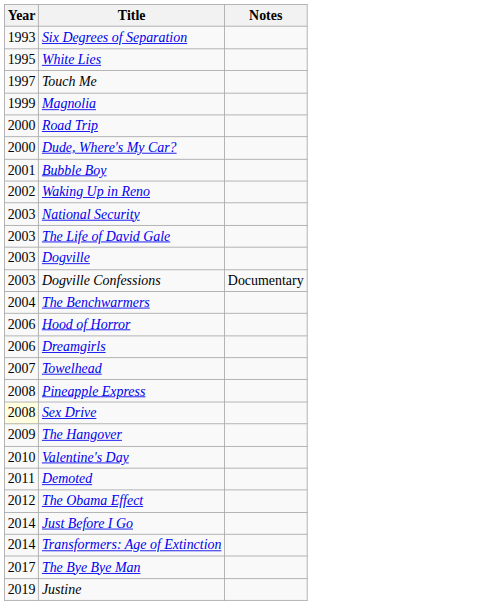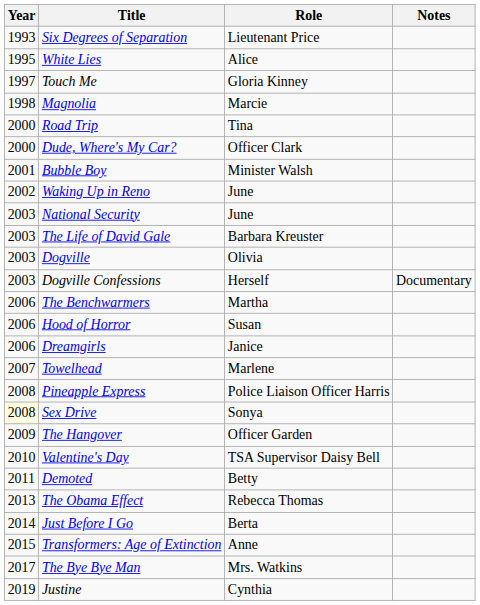+ column: (309, 15)
(22, 103) 1999 -> (22, 103) 1998
(22, 302) 2004 -> (22, 302) 2006
(22, 501) 2012 -> (22, 501) 2013
(22, 545) 2014 -> (22, 545) 2015
